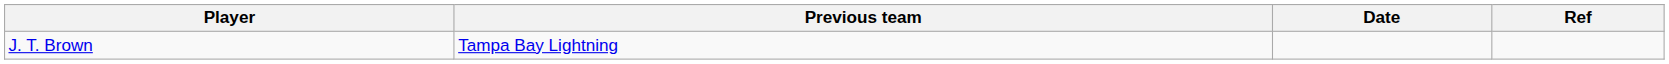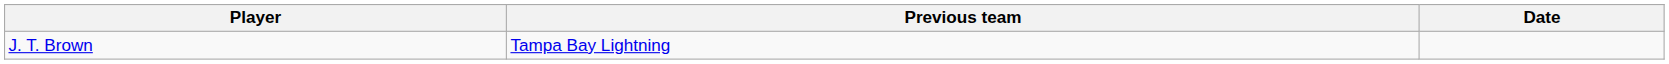- column: (1578, 18)
